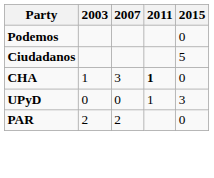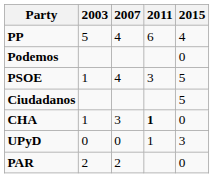+ row: (16, 36)
+ row: (25, 78)
